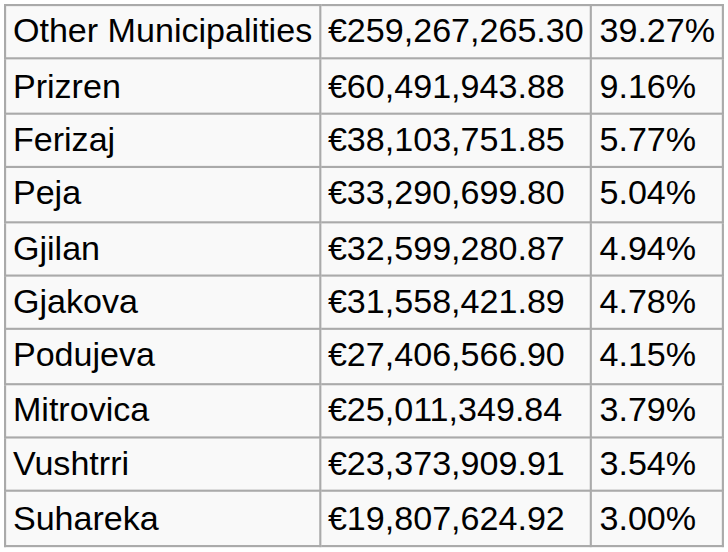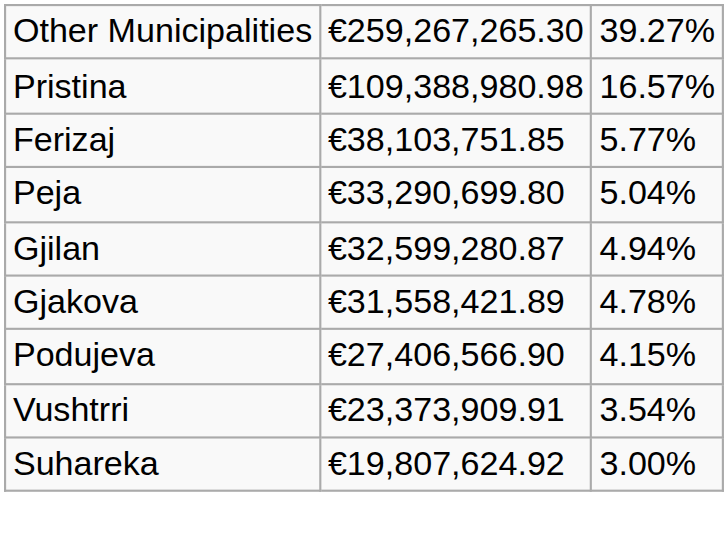+ row: (70, 85)
- row: (67, 85)
- row: (81, 409)
